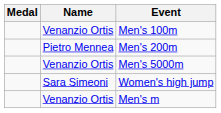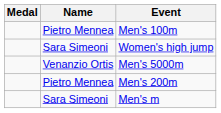(78, 30) Venanzio Ortis -> (78, 30) Pietro Mennea
rows swapped: (148, 47) <-> (166, 82)
(78, 99) Venanzio Ortis -> (75, 99) Sara Simeoni
